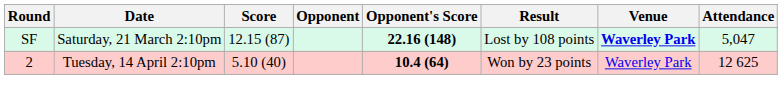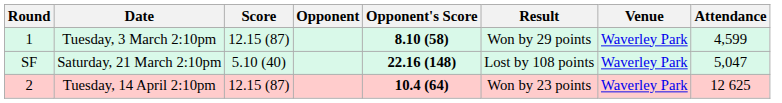+ row: (139, 39)
(259, 39) 12.15 (87) -> (259, 62) 5.10 (40)
(648, 39) bold -> (644, 62) normal
(259, 62) 5.10 (40) -> (259, 86) 12.15 (87)
